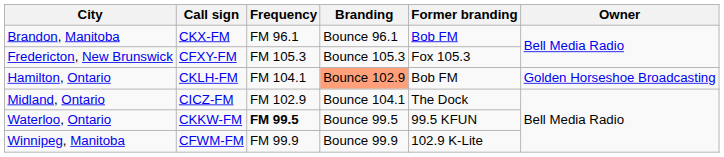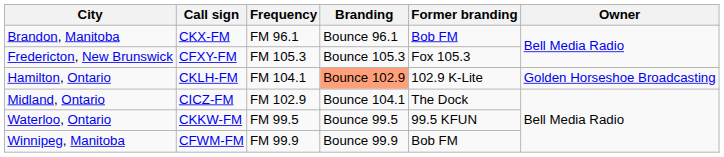(435, 78) Bob FM -> (447, 78) 102.9 K-Lite
(274, 120) bold -> (274, 120) normal
(447, 141) 102.9 K-Lite -> (435, 141) Bob FM
